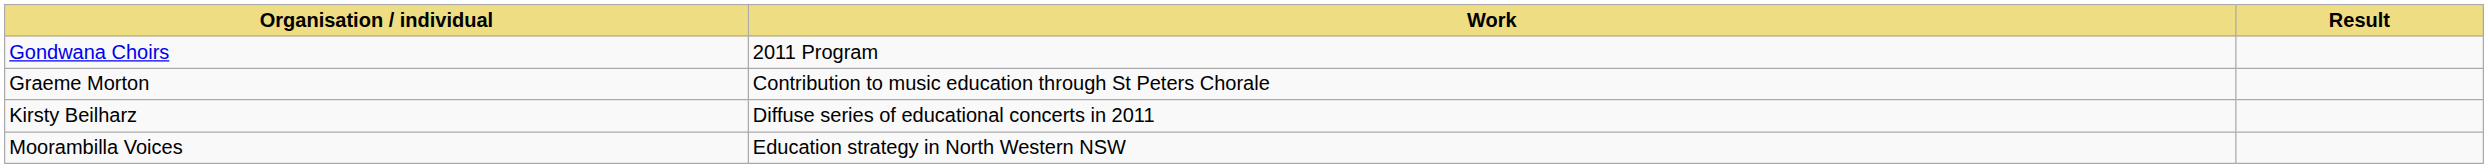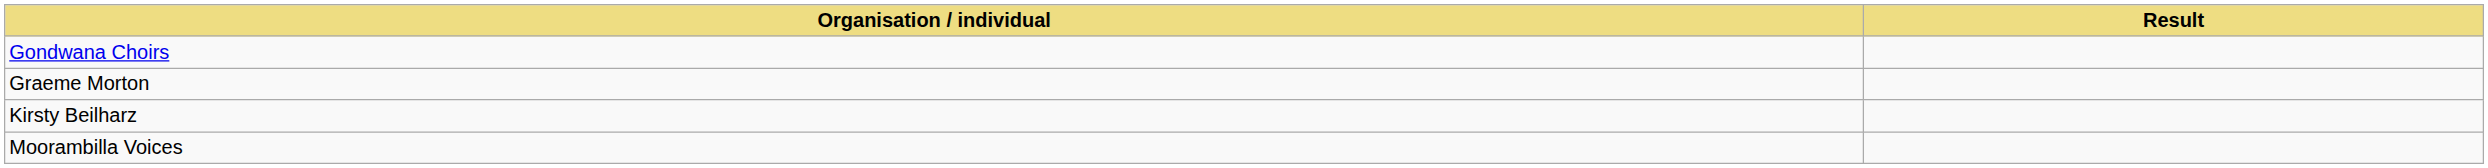- column: (1492, 20)
